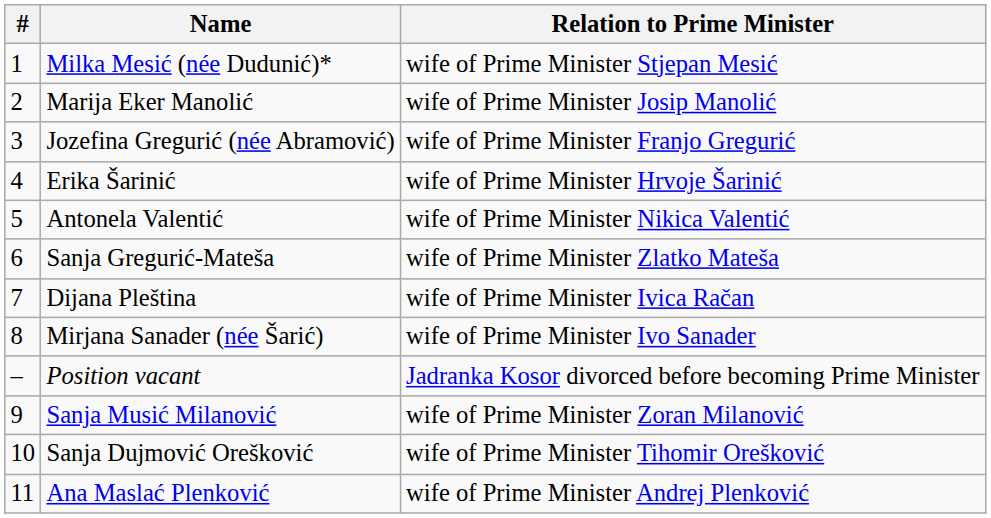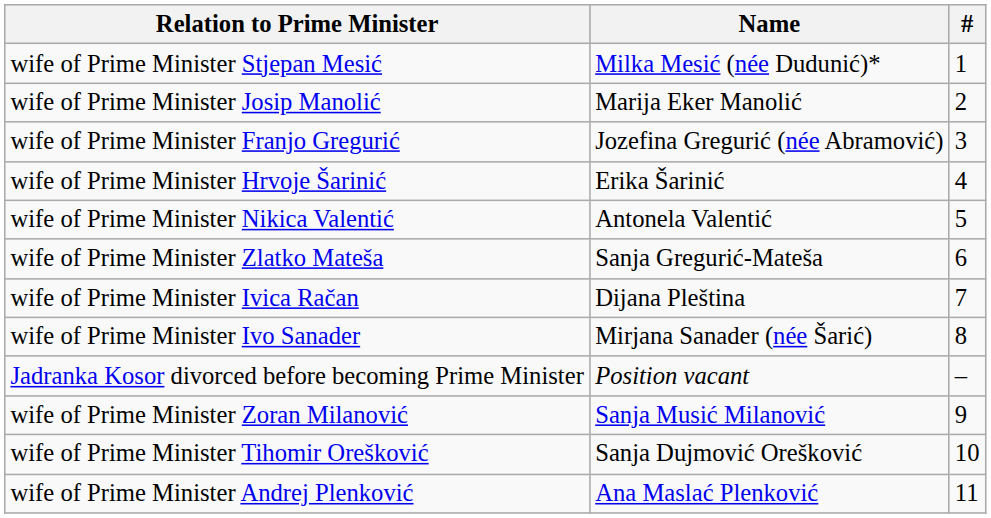columns swapped: (23, 24) <-> (693, 24)
